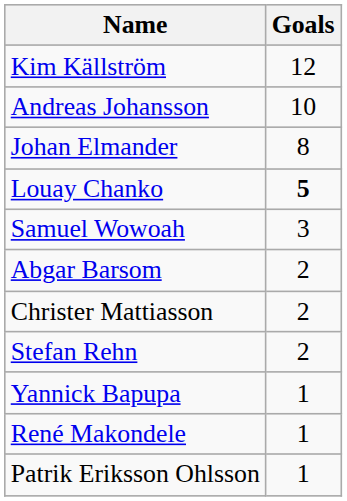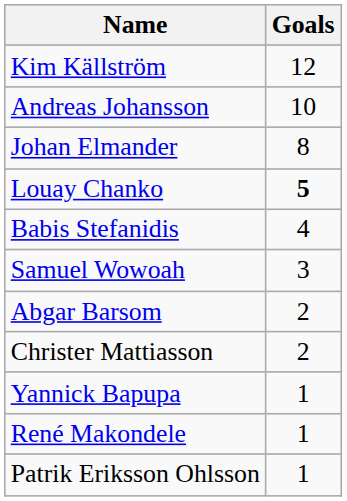+ row: (95, 229)
- row: (74, 351)
